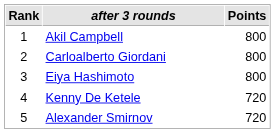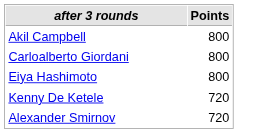- column: (24, 15)
